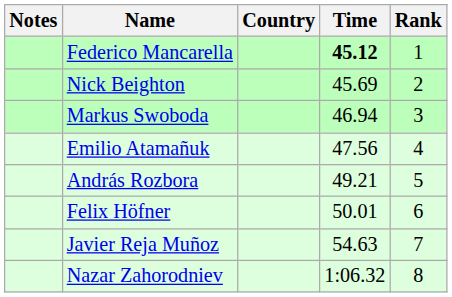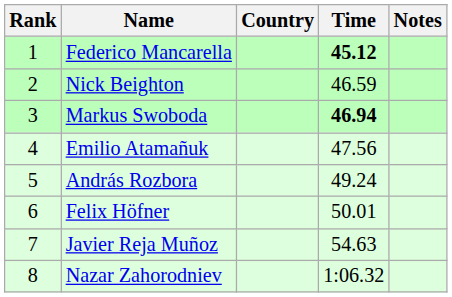columns swapped: (418, 20) <-> (33, 20)
(355, 84) 45.69 -> (354, 84) 46.59
(355, 116) normal -> (354, 116) bold
(355, 180) 49.21 -> (354, 180) 49.24
